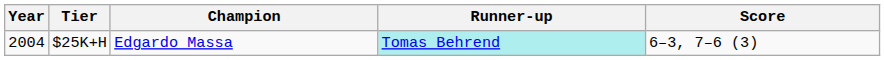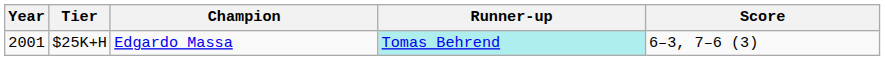(27, 43) 2004 -> (27, 43) 2001
